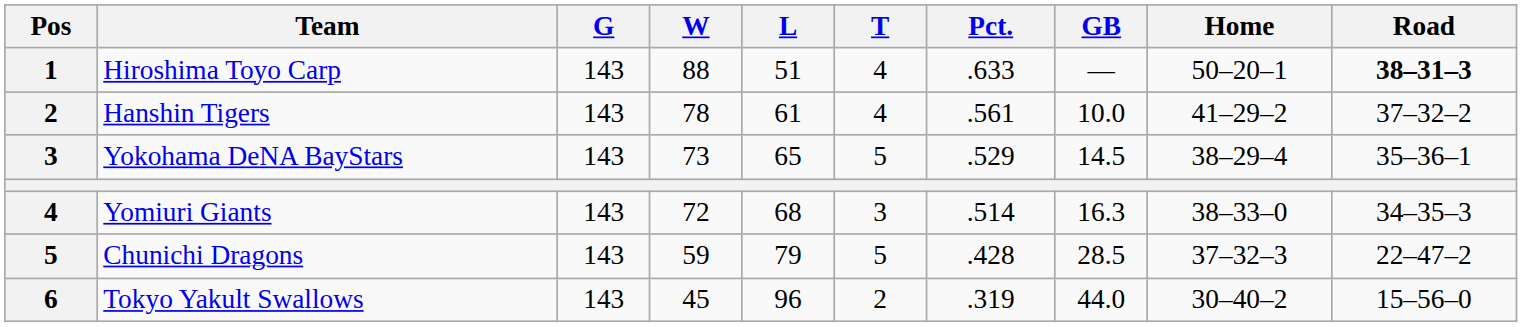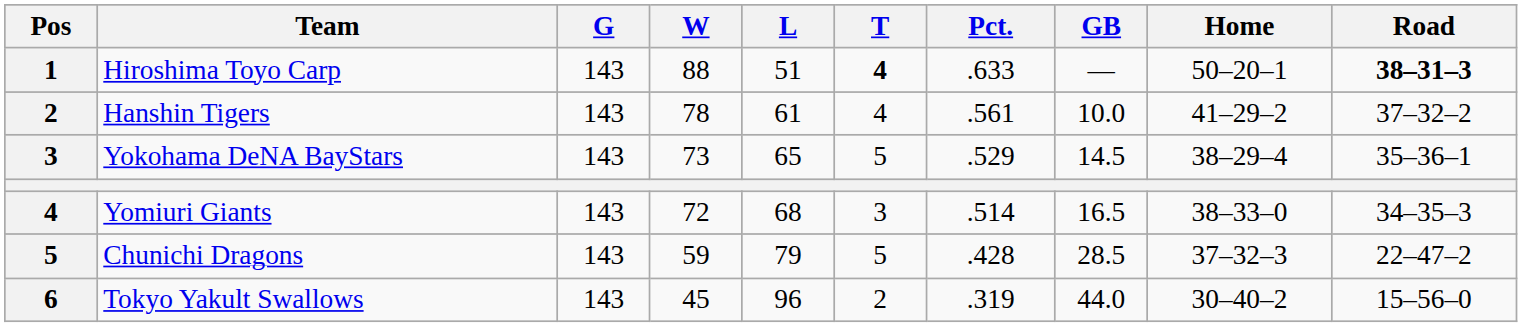(880, 69) normal -> (880, 69) bold
(1101, 212) 16.3 -> (1101, 212) 16.5
